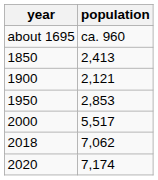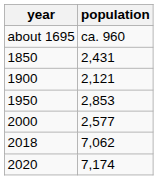(98, 57) 2,413 -> (98, 57) 2,431
(98, 121) 5,517 -> (98, 121) 2,577
